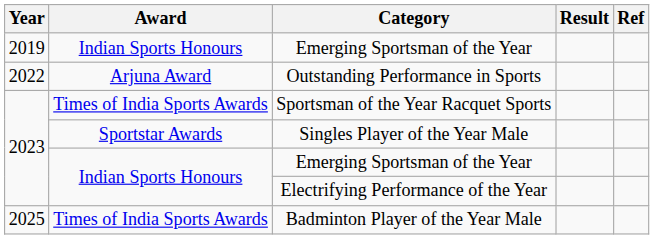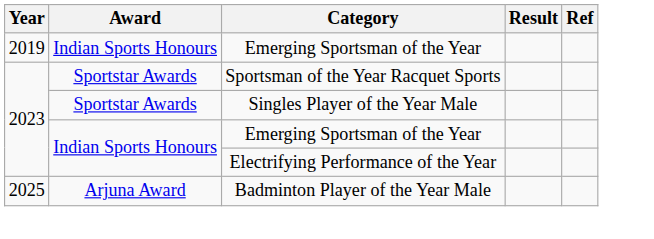- row: (27, 76)
(161, 104) Times of India Sports Awards -> (135, 76) Sportstar Awards
(161, 219) Times of India Sports Awards -> (135, 190) Arjuna Award
